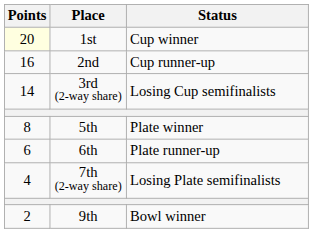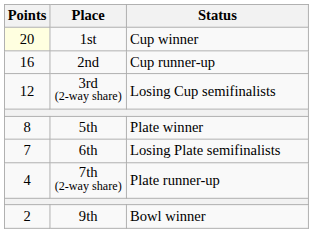(27, 91) 14 -> (27, 91) 12
(27, 150) 6 -> (27, 150) 7
(175, 150) Plate runner-up -> (205, 150) Losing Plate semifinalists
(205, 180) Losing Plate semifinalists -> (175, 180) Plate runner-up
